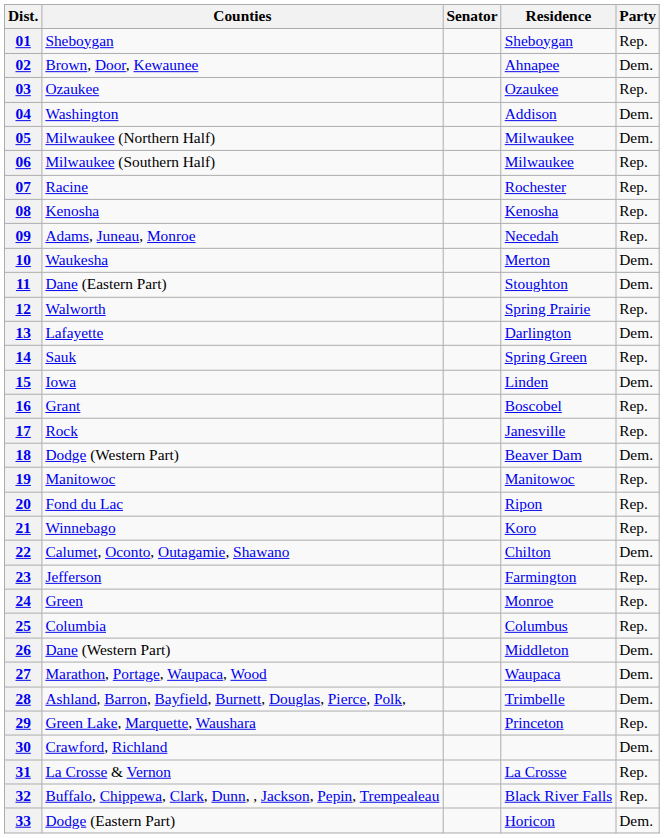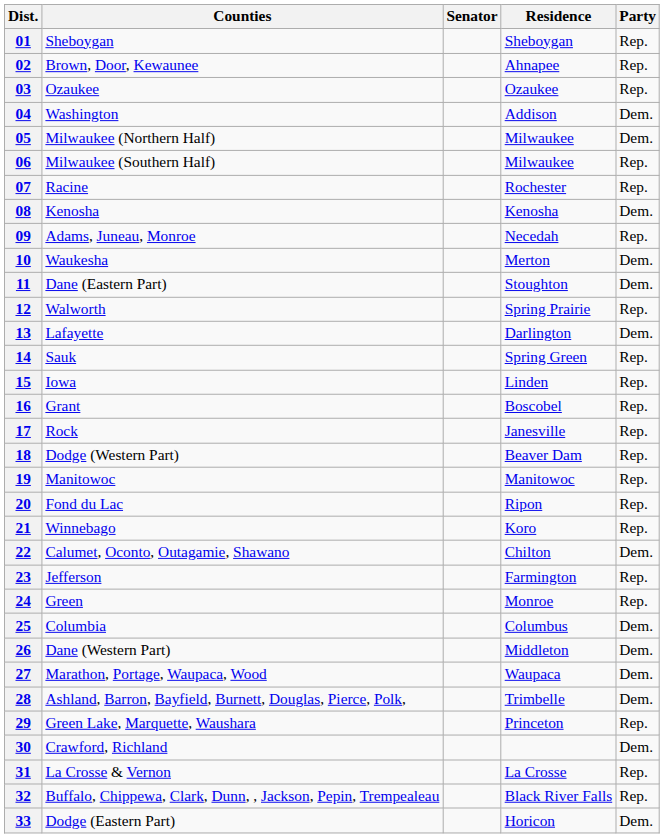(636, 65) Dem. -> (634, 65) Rep.
(634, 211) Rep. -> (636, 211) Dem.
(636, 382) Dem. -> (634, 382) Rep.
(636, 455) Dem. -> (634, 455) Rep.
(634, 625) Rep. -> (636, 625) Dem.
